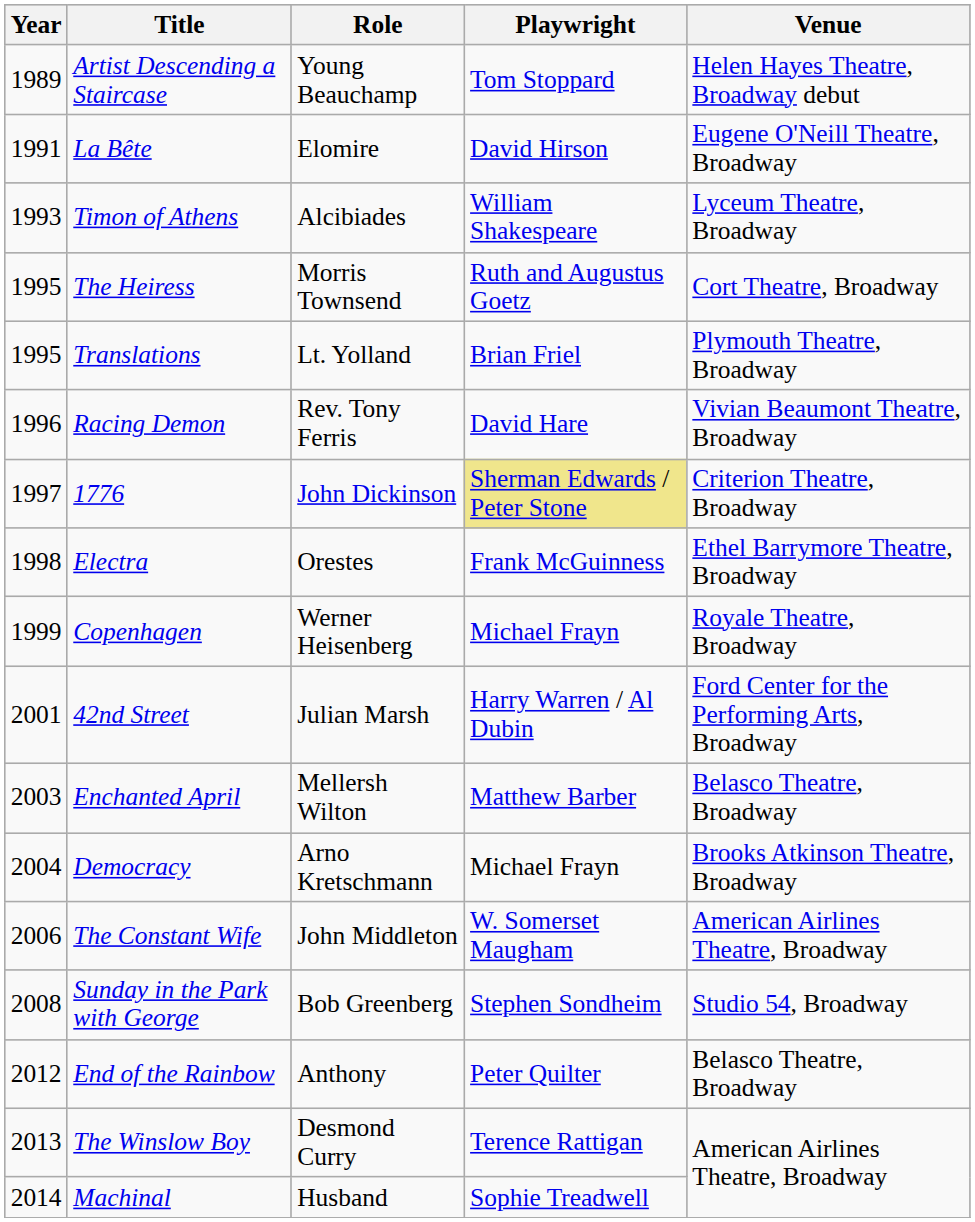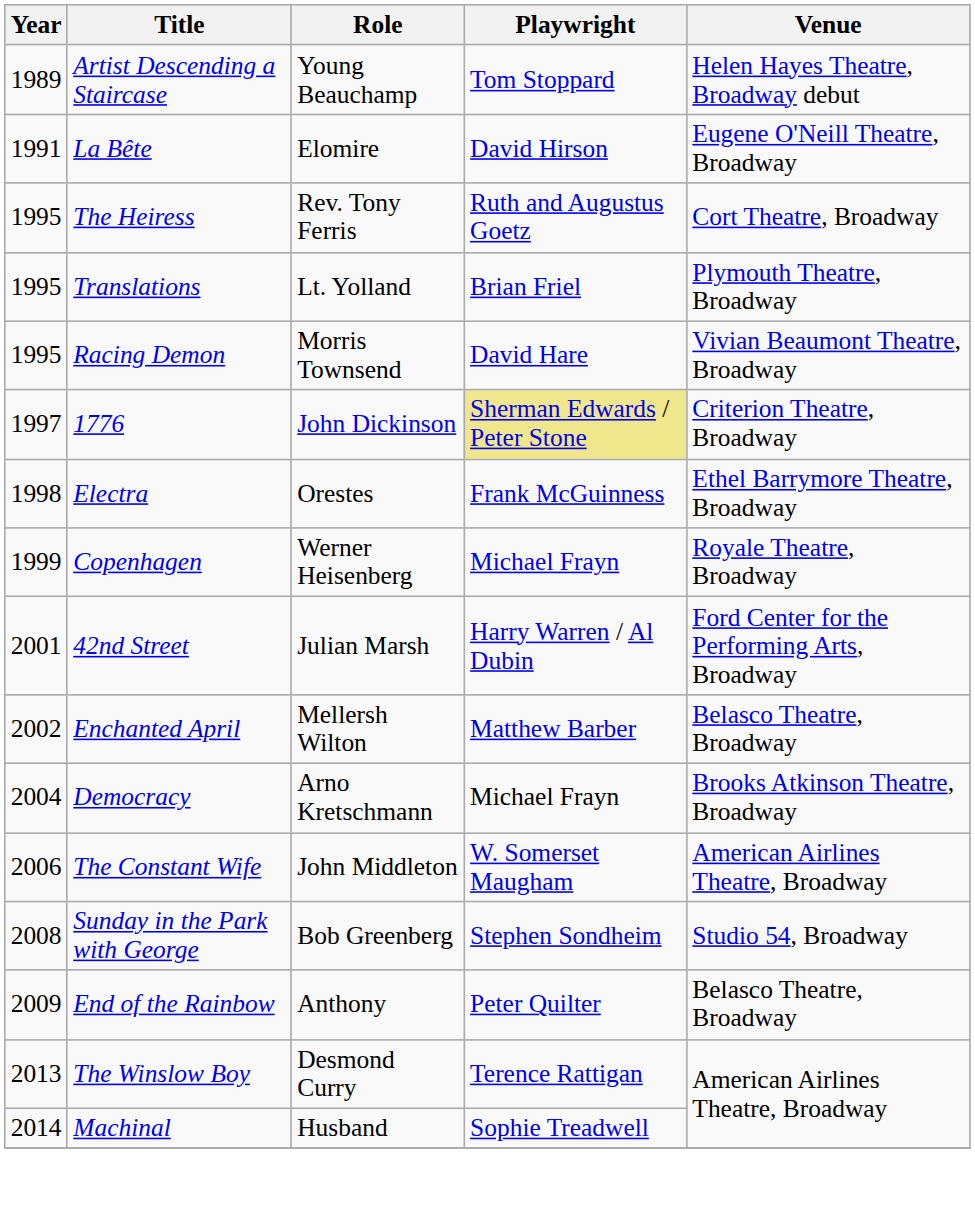- row: (156, 217)
(349, 286) Morris Townsend -> (349, 217) Rev. Tony Ferris
(36, 424) 1996 -> (36, 355) 1995
(349, 424) Rev. Tony Ferris -> (349, 355) Morris Townsend
(36, 797) 2003 -> (36, 728) 2002
(36, 1073) 2012 -> (36, 1004) 2009
